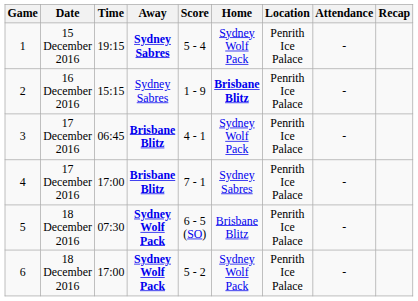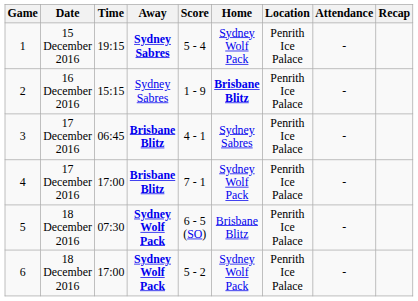(237, 136) Sydney Wolf Pack -> (237, 136) Sydney Sabres
(237, 182) Sydney Sabres -> (237, 182) Sydney Wolf Pack
